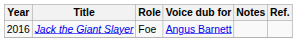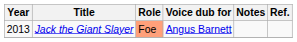(18, 29) 2016 -> (18, 29) 2013
(147, 29) no background -> (147, 29) lightsalmon background
